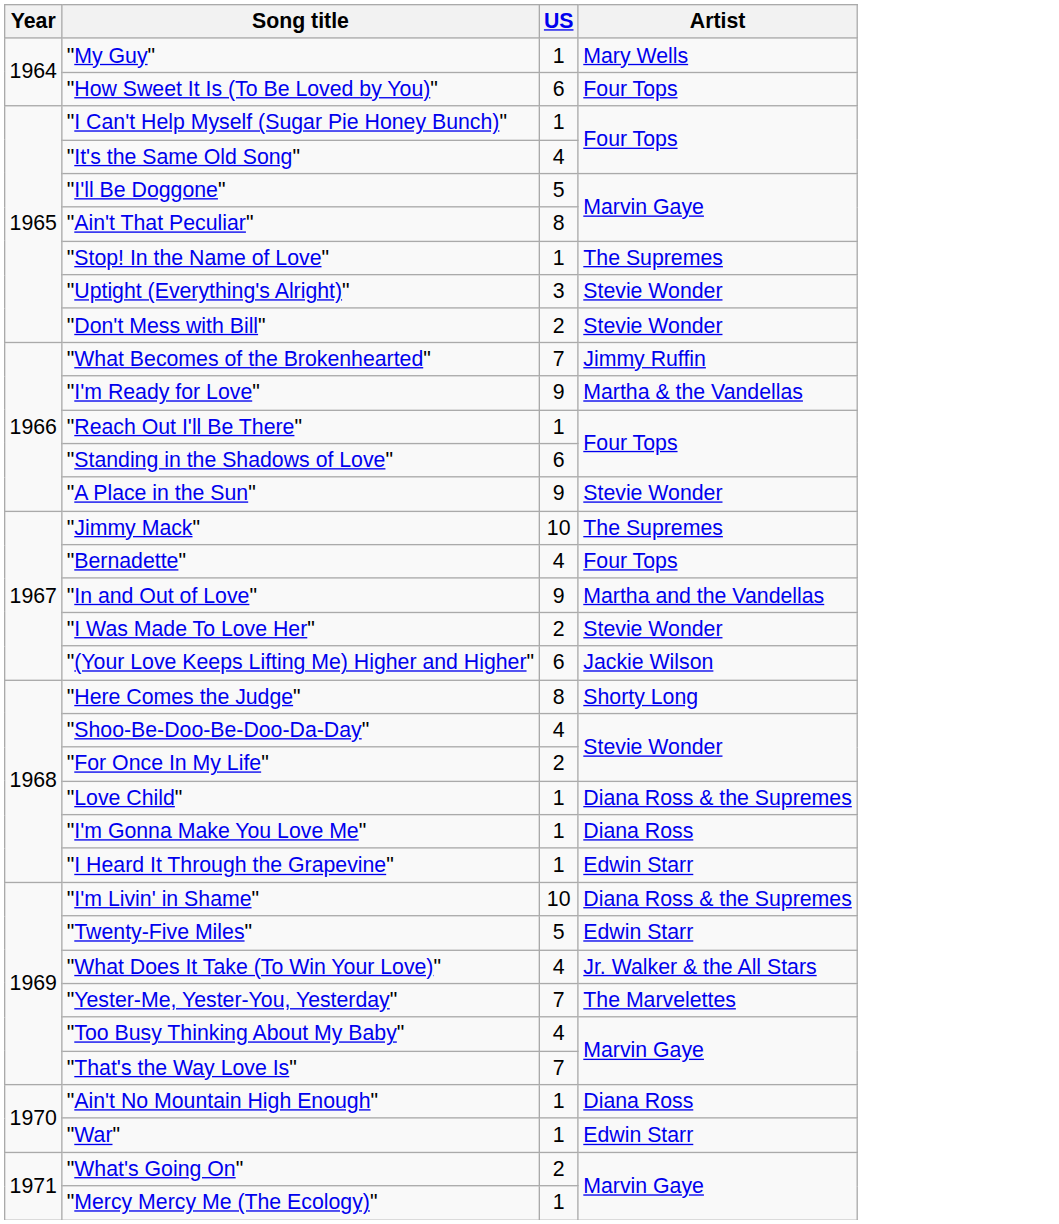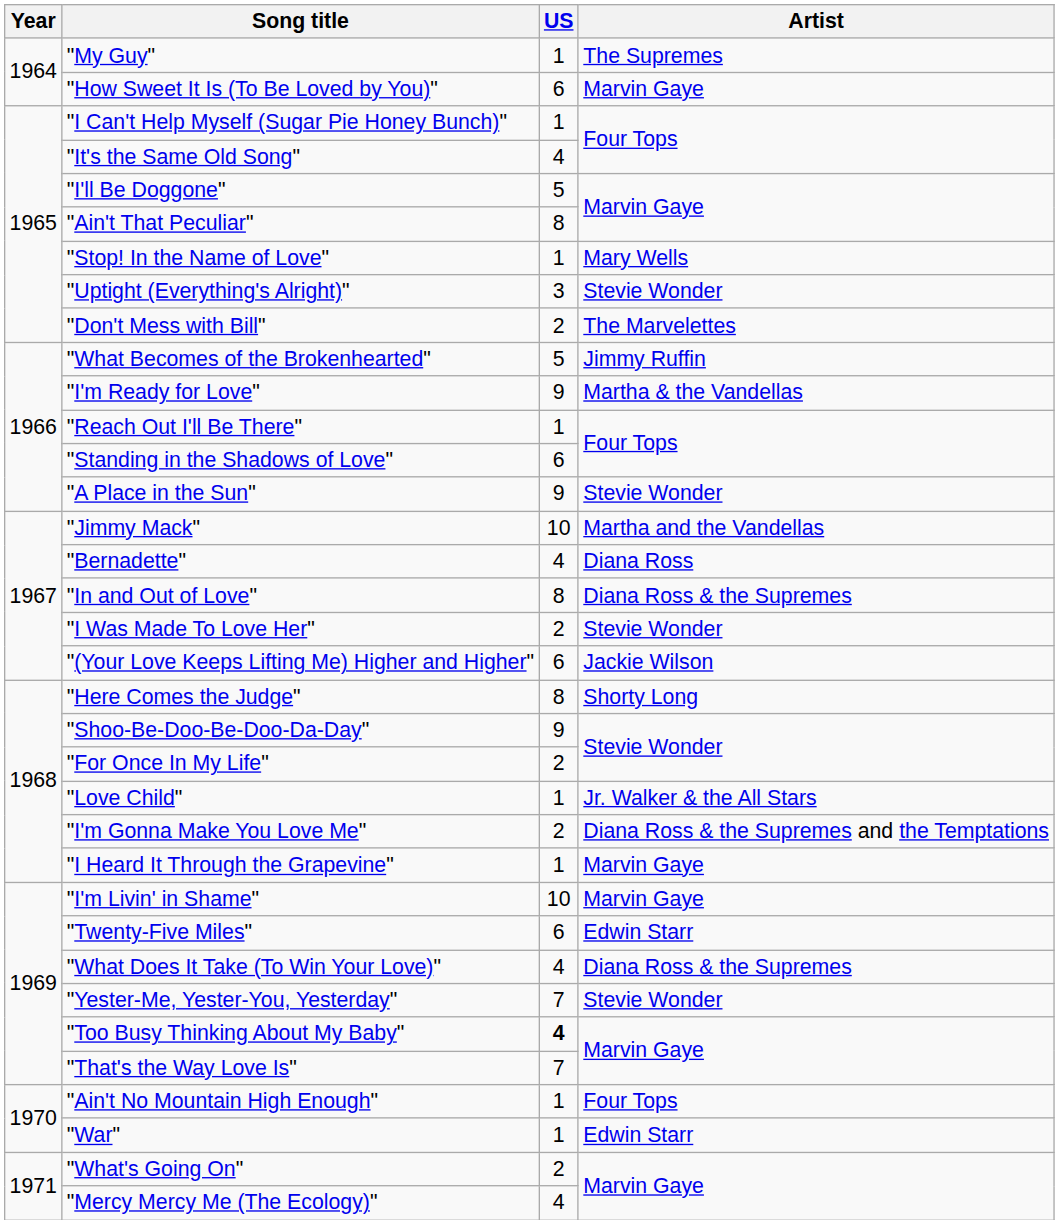(636, 55) Mary Wells -> (653, 55) The Supremes
(630, 88) Four Tops -> (644, 88) Marvin Gaye
(653, 257) The Supremes -> (636, 257) Mary Wells
(653, 325) Stevie Wonder -> (660, 325) The Marvelettes
(559, 358) 7 -> (559, 358) 5
(653, 527) The Supremes -> (704, 527) Martha and the Vandellas
(630, 561) Four Tops -> (638, 561) Diana Ross
(559, 595) 9 -> (559, 595) 8
(704, 595) Martha and the Vandellas -> (718, 595) Diana Ross & the Supremes
(559, 730) 4 -> (559, 730) 9
(718, 797) Diana Ross & the Supremes -> (700, 797) Jr. Walker & the All Stars
(559, 831) 1 -> (559, 831) 2
(638, 831) Diana Ross -> (816, 831) Diana Ross & the Supremes and the Temptations
(638, 865) Edwin Starr -> (644, 865) Marvin Gaye
(718, 898) Diana Ross & the Supremes -> (644, 898) Marvin Gaye
(559, 932) 5 -> (559, 932) 6
(700, 966) Jr. Walker & the All Stars -> (718, 966) Diana Ross & the Supremes
(660, 1000) The Marvelettes -> (653, 1000) Stevie Wonder
(559, 1033) normal -> (559, 1033) bold
(638, 1101) Diana Ross -> (630, 1101) Four Tops
(559, 1202) 1 -> (559, 1202) 4
